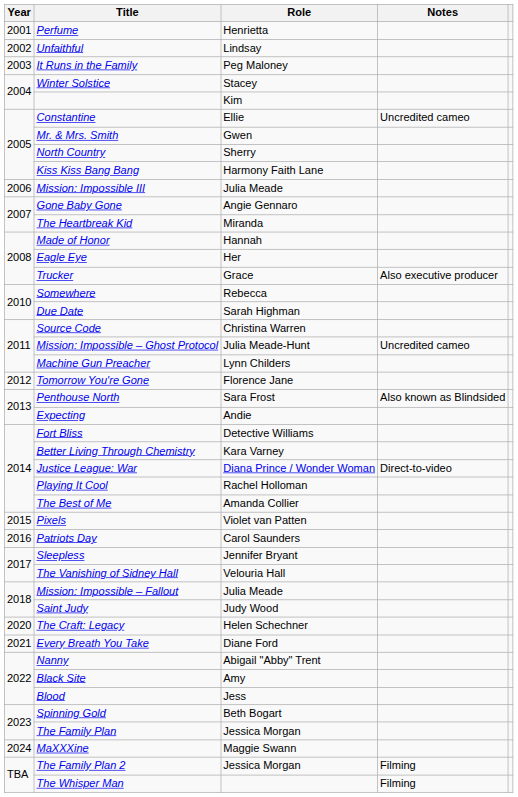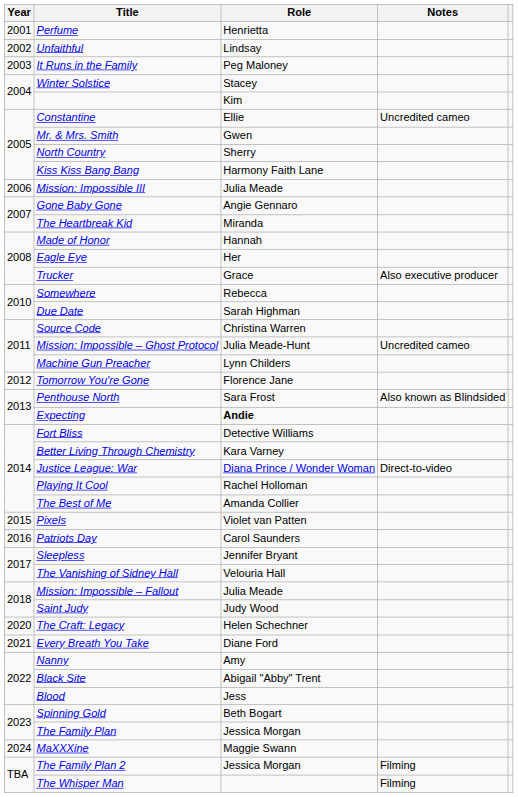(237, 415) normal -> (239, 415) bold
(272, 661) Abigail "Abby" Trent -> (234, 661) Amy
(234, 678) Amy -> (272, 678) Abigail "Abby" Trent
